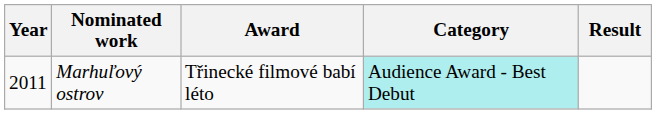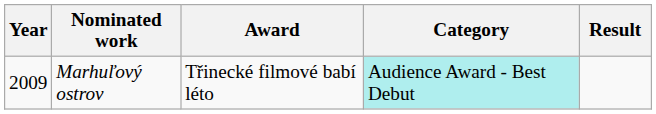(28, 82) 2011 -> (28, 82) 2009
